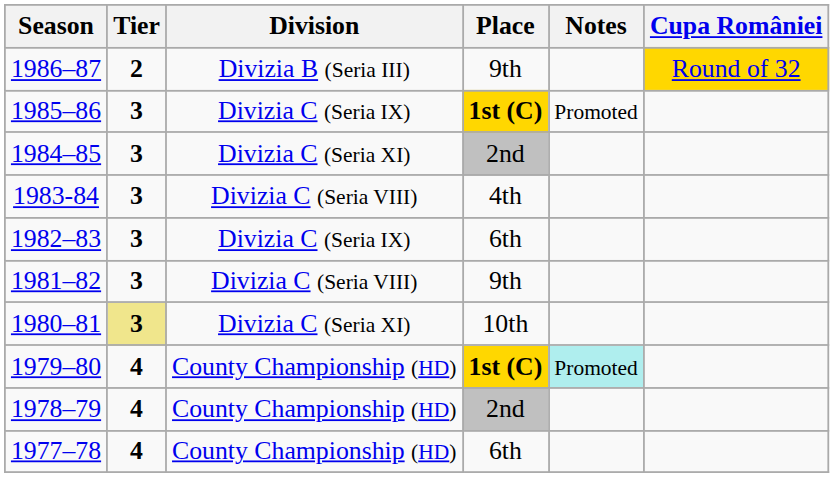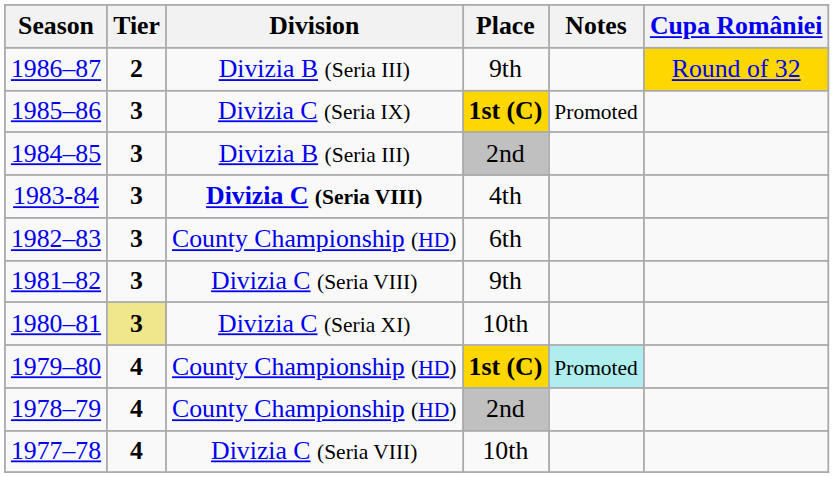(314, 153) Divizia C (Seria XI) -> (314, 153) Divizia B (Seria III)
(314, 196) normal -> (314, 196) bold
(314, 238) Divizia C (Seria IX) -> (314, 238) County Championship (HD)
(314, 451) County Championship (HD) -> (314, 451) Divizia C (Seria VIII)
(505, 451) 6th -> (505, 451) 10th
